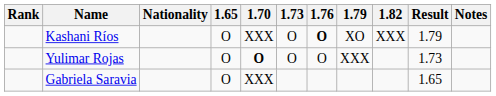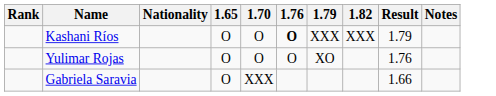- column: (292, 15)
(259, 36) XXX -> (259, 36) O
(355, 36) XO -> (325, 36) XXX
(259, 58) bold -> (259, 58) normal
(355, 58) XXX -> (325, 58) XO
(430, 58) 1.73 -> (400, 58) 1.76
(430, 79) 1.65 -> (400, 79) 1.66
